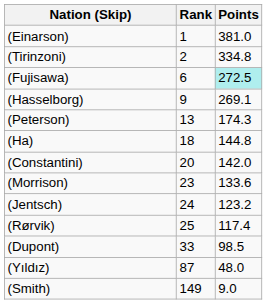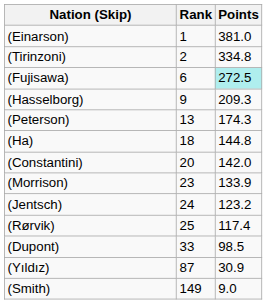(235, 99) 269.1 -> (235, 99) 209.3
(235, 183) 133.6 -> (235, 183) 133.9
(231, 267) 48.0 -> (231, 267) 30.9
